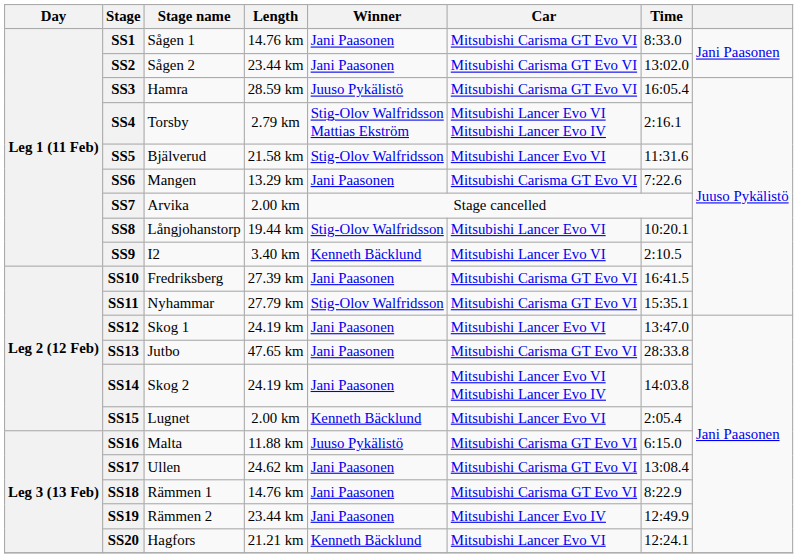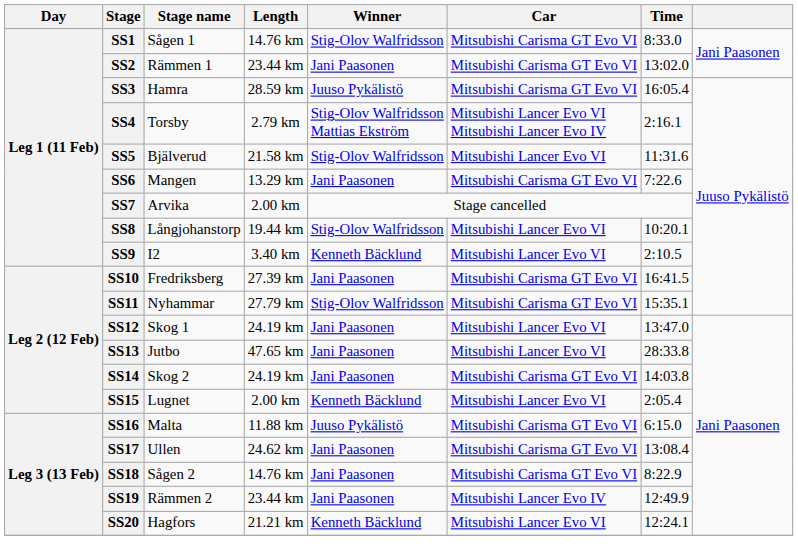(352, 40) Jani Paasonen -> (377, 40) Stig-Olov Walfridsson
(171, 65) Sågen 2 -> (180, 65) Rämmen 1
(544, 351) Mitsubishi Carisma GT Evo VI -> (528, 351) Mitsubishi Lancer Evo VI
(528, 384) Mitsubishi Lancer Evo VI Mitsubishi Lancer Evo IV -> (544, 376) Mitsubishi Carisma GT Evo VI
(180, 491) Rämmen 1 -> (171, 473) Sågen 2
